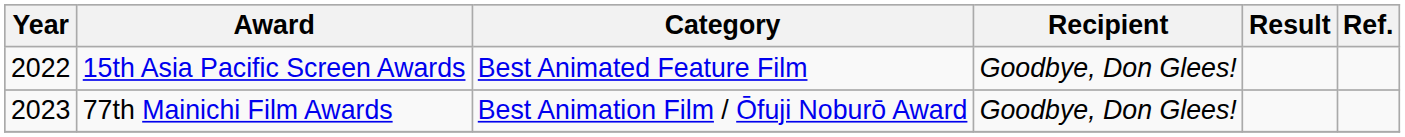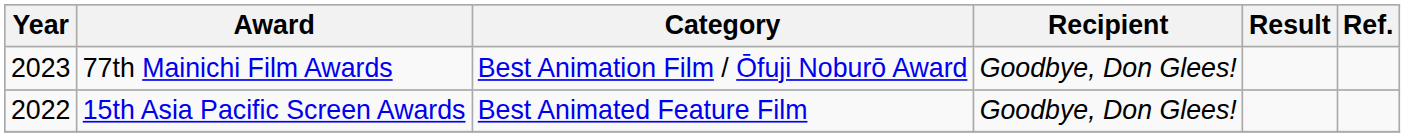rows swapped: (274, 68) <-> (238, 110)
